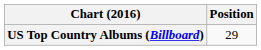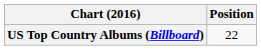(232, 34) 29 -> (232, 34) 22
